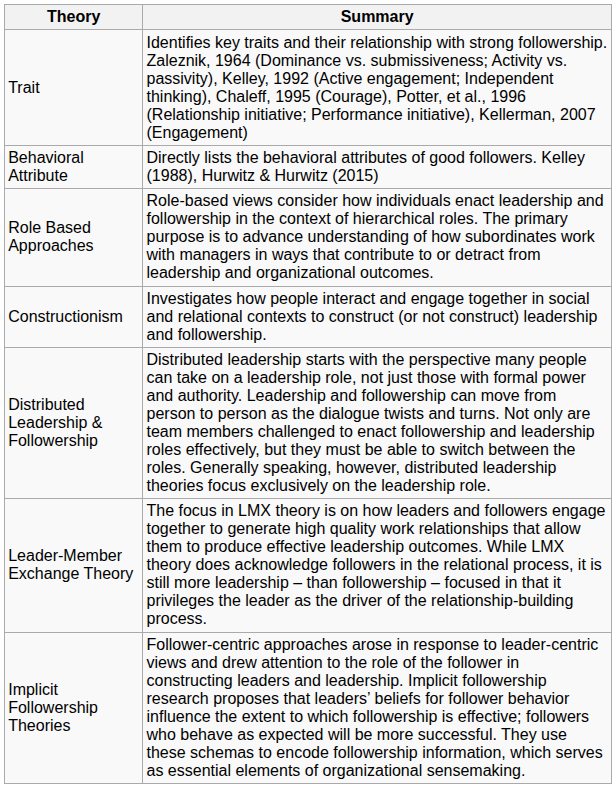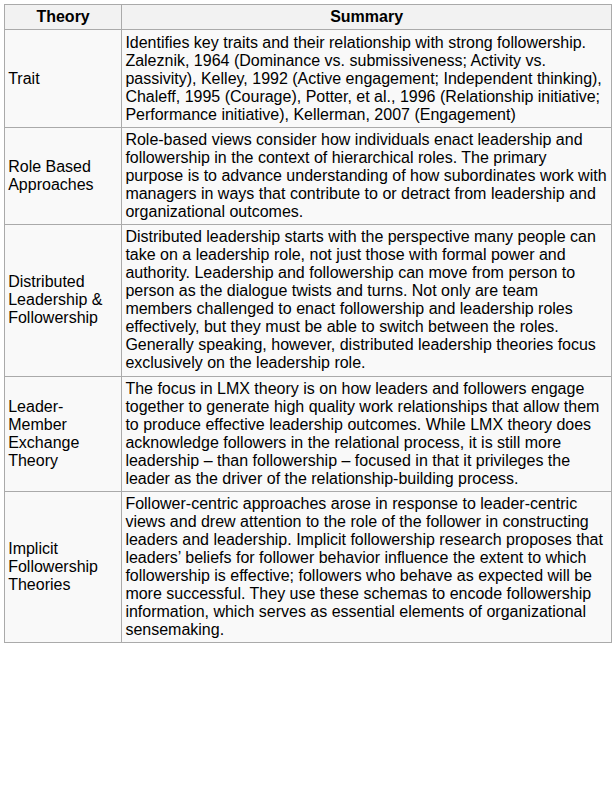- row: (46, 166)
- row: (66, 316)
